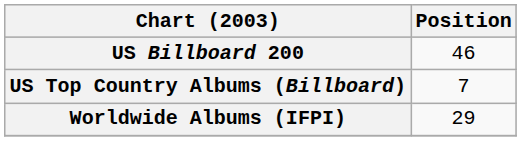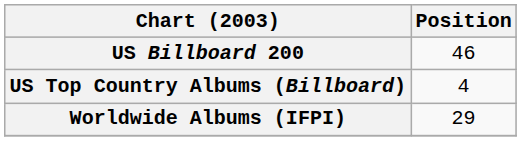(464, 86) 7 -> (464, 86) 4
